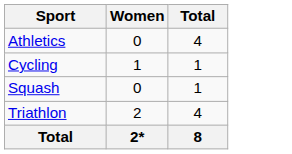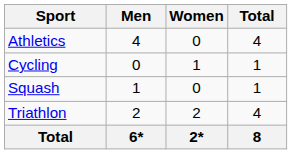+ column: (136, 16)
